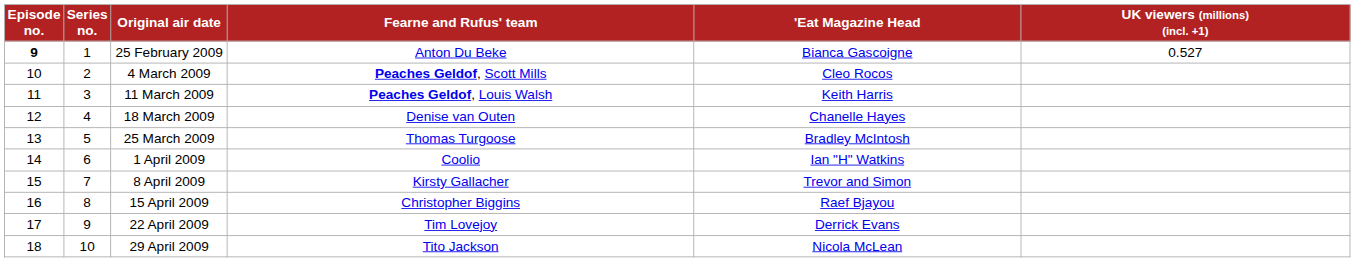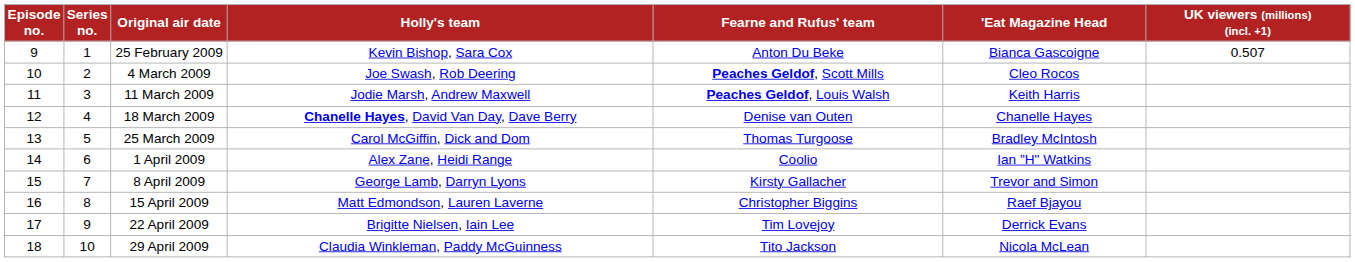+ column: (440, 22)
(34, 52) bold -> (34, 52) normal
(1185, 52) 0.527 -> (1248, 52) 0.507
